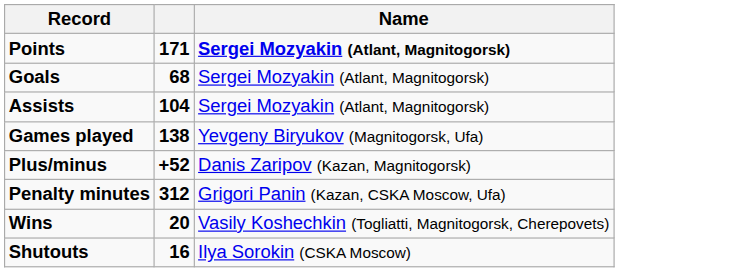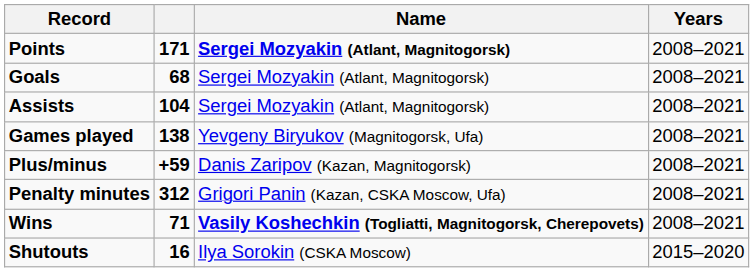+ column: (698, 19)
(174, 164) +52 -> (174, 164) +59
(179, 223) 20 -> (179, 223) 71
(404, 223) normal -> (421, 223) bold
